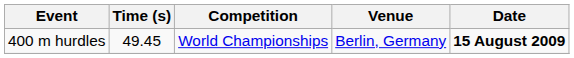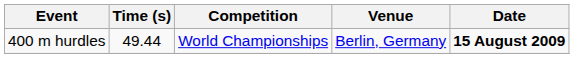(142, 41) 49.45 -> (142, 41) 49.44
